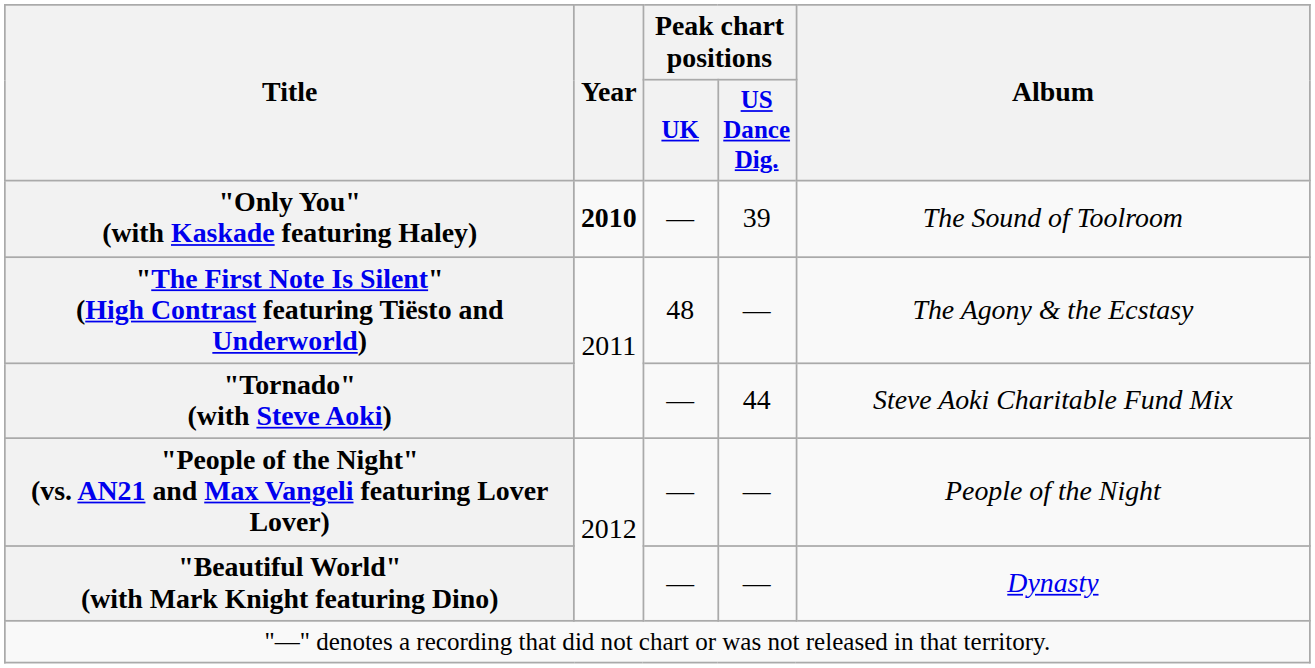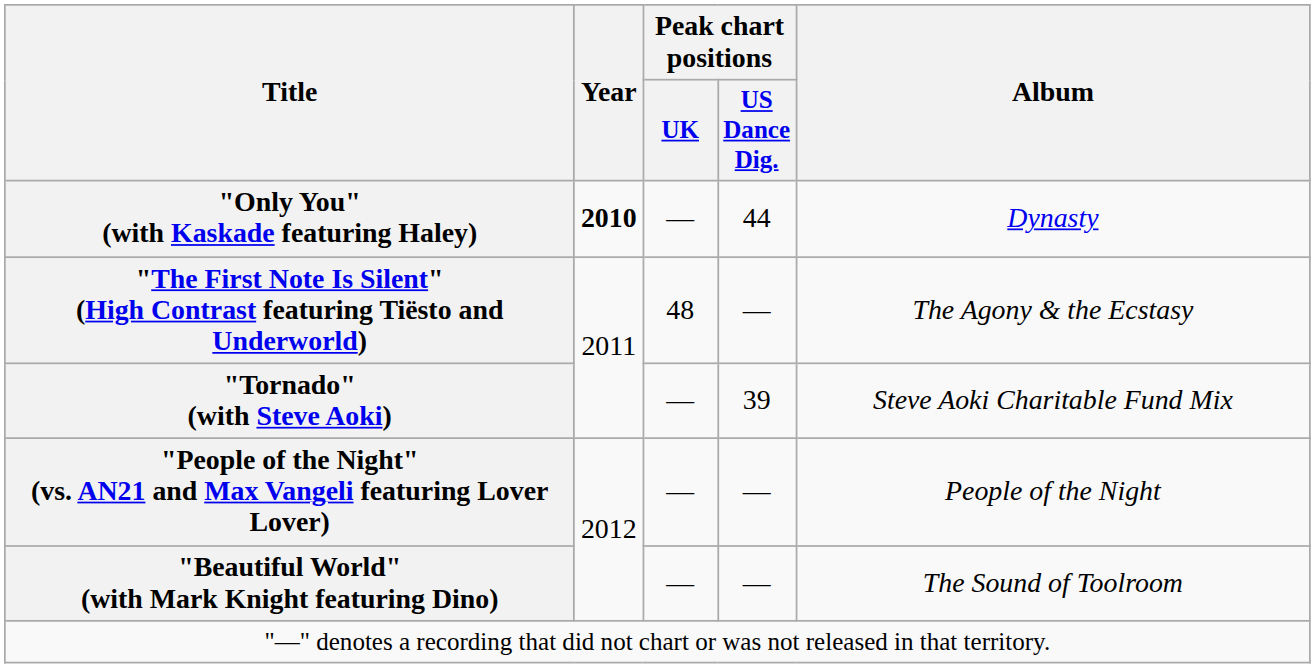(757, 218) 39 -> (757, 218) 44
(1053, 218) The Sound of Toolroom -> (1053, 218) Dynasty
(757, 400) 44 -> (757, 400) 39
(1053, 582) Dynasty -> (1053, 582) The Sound of Toolroom
